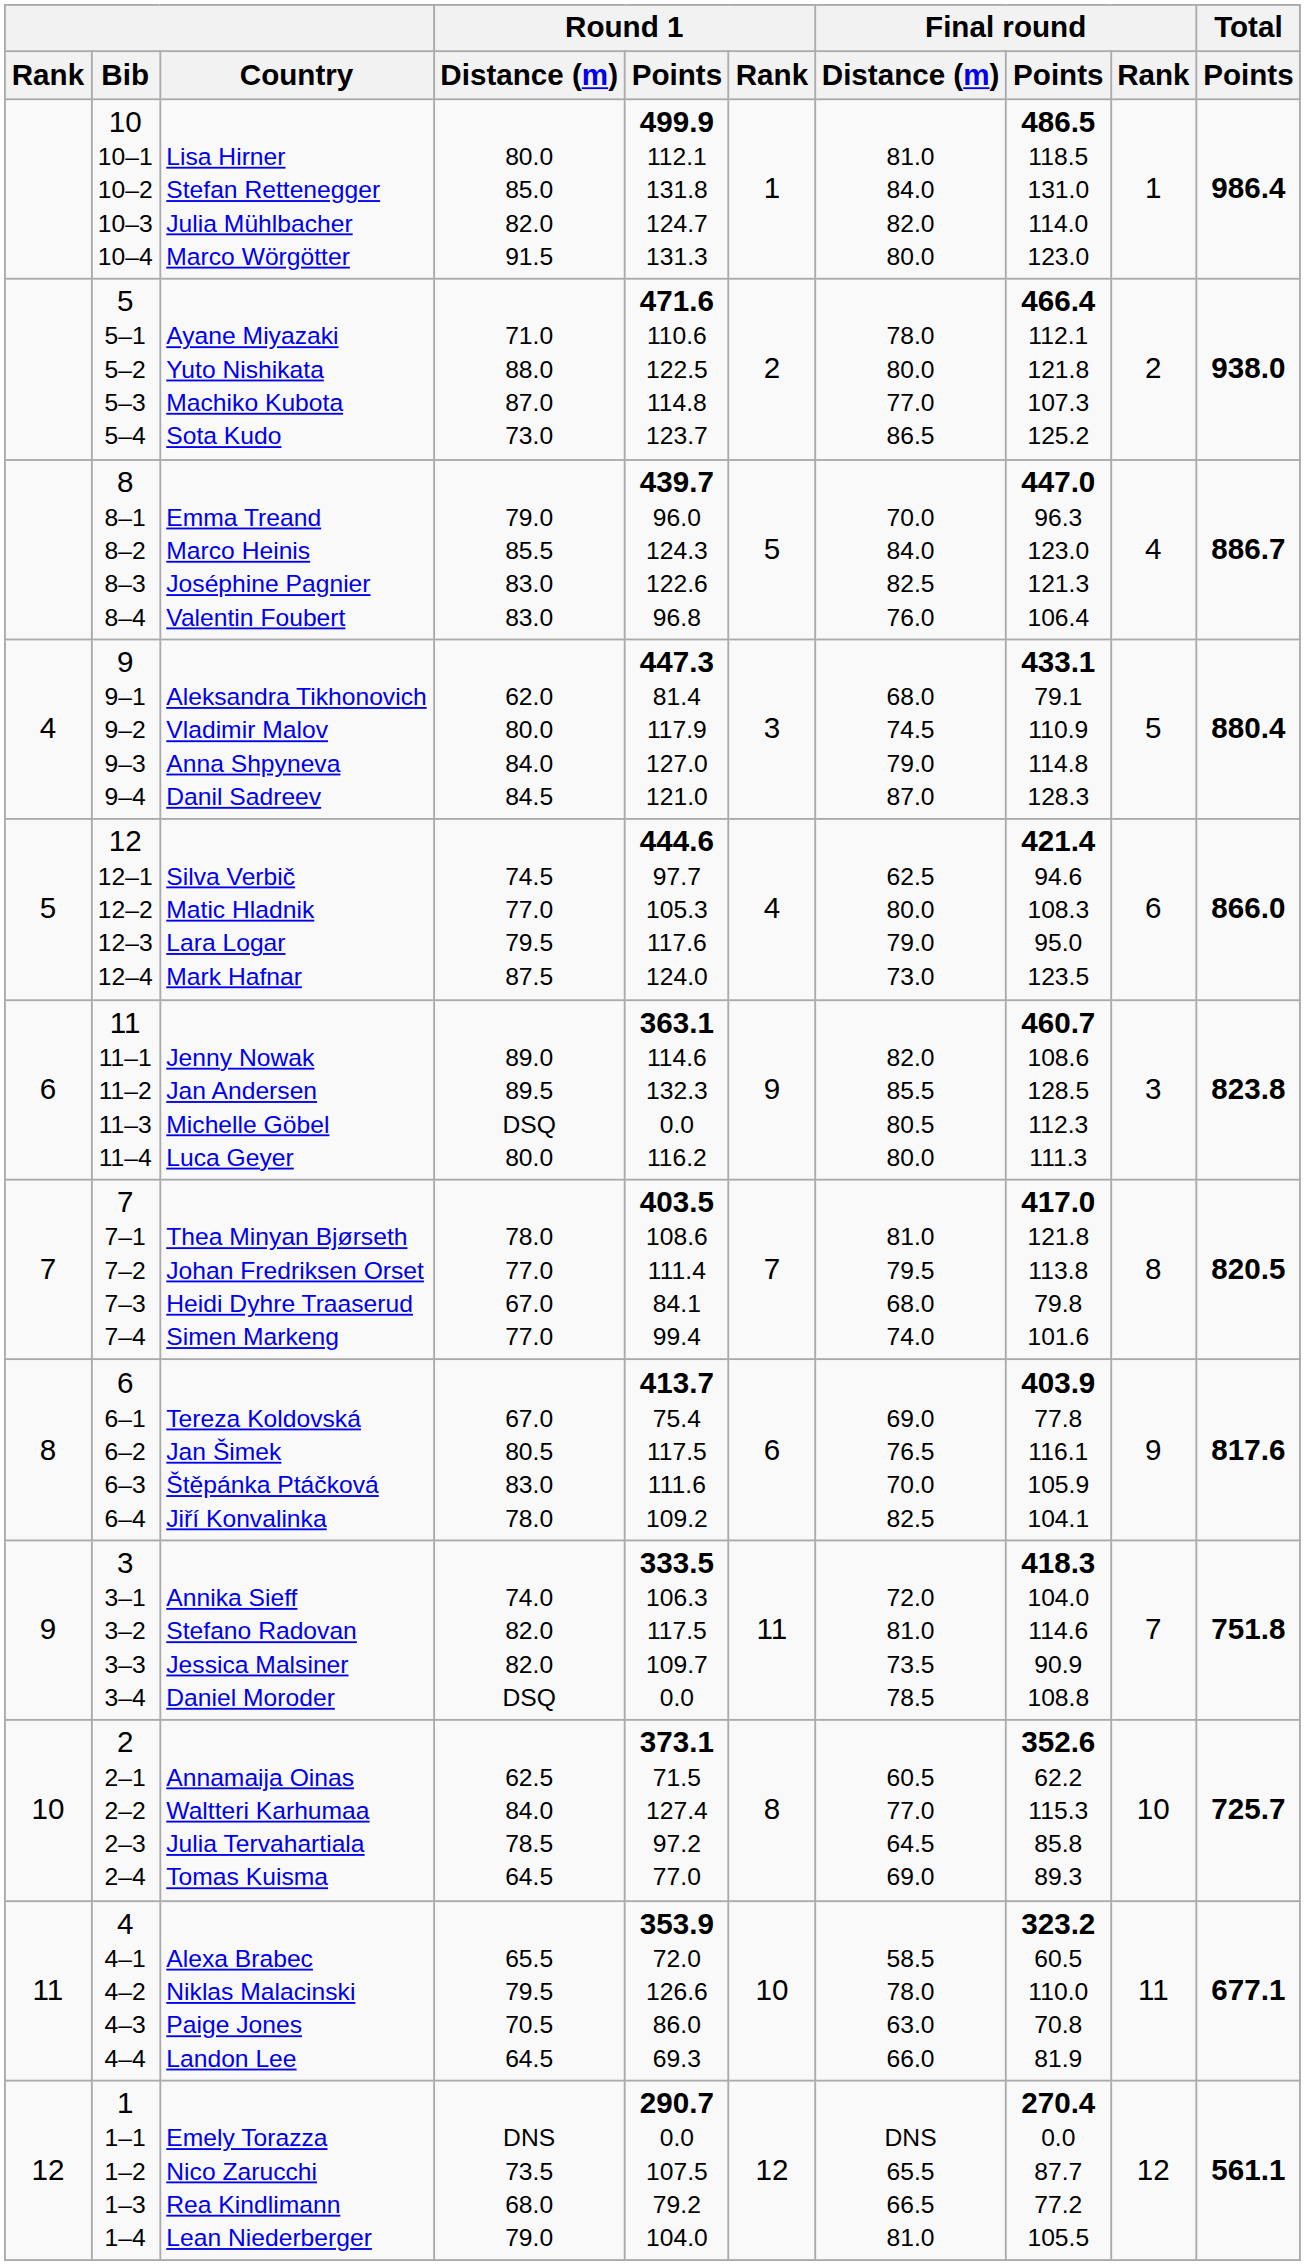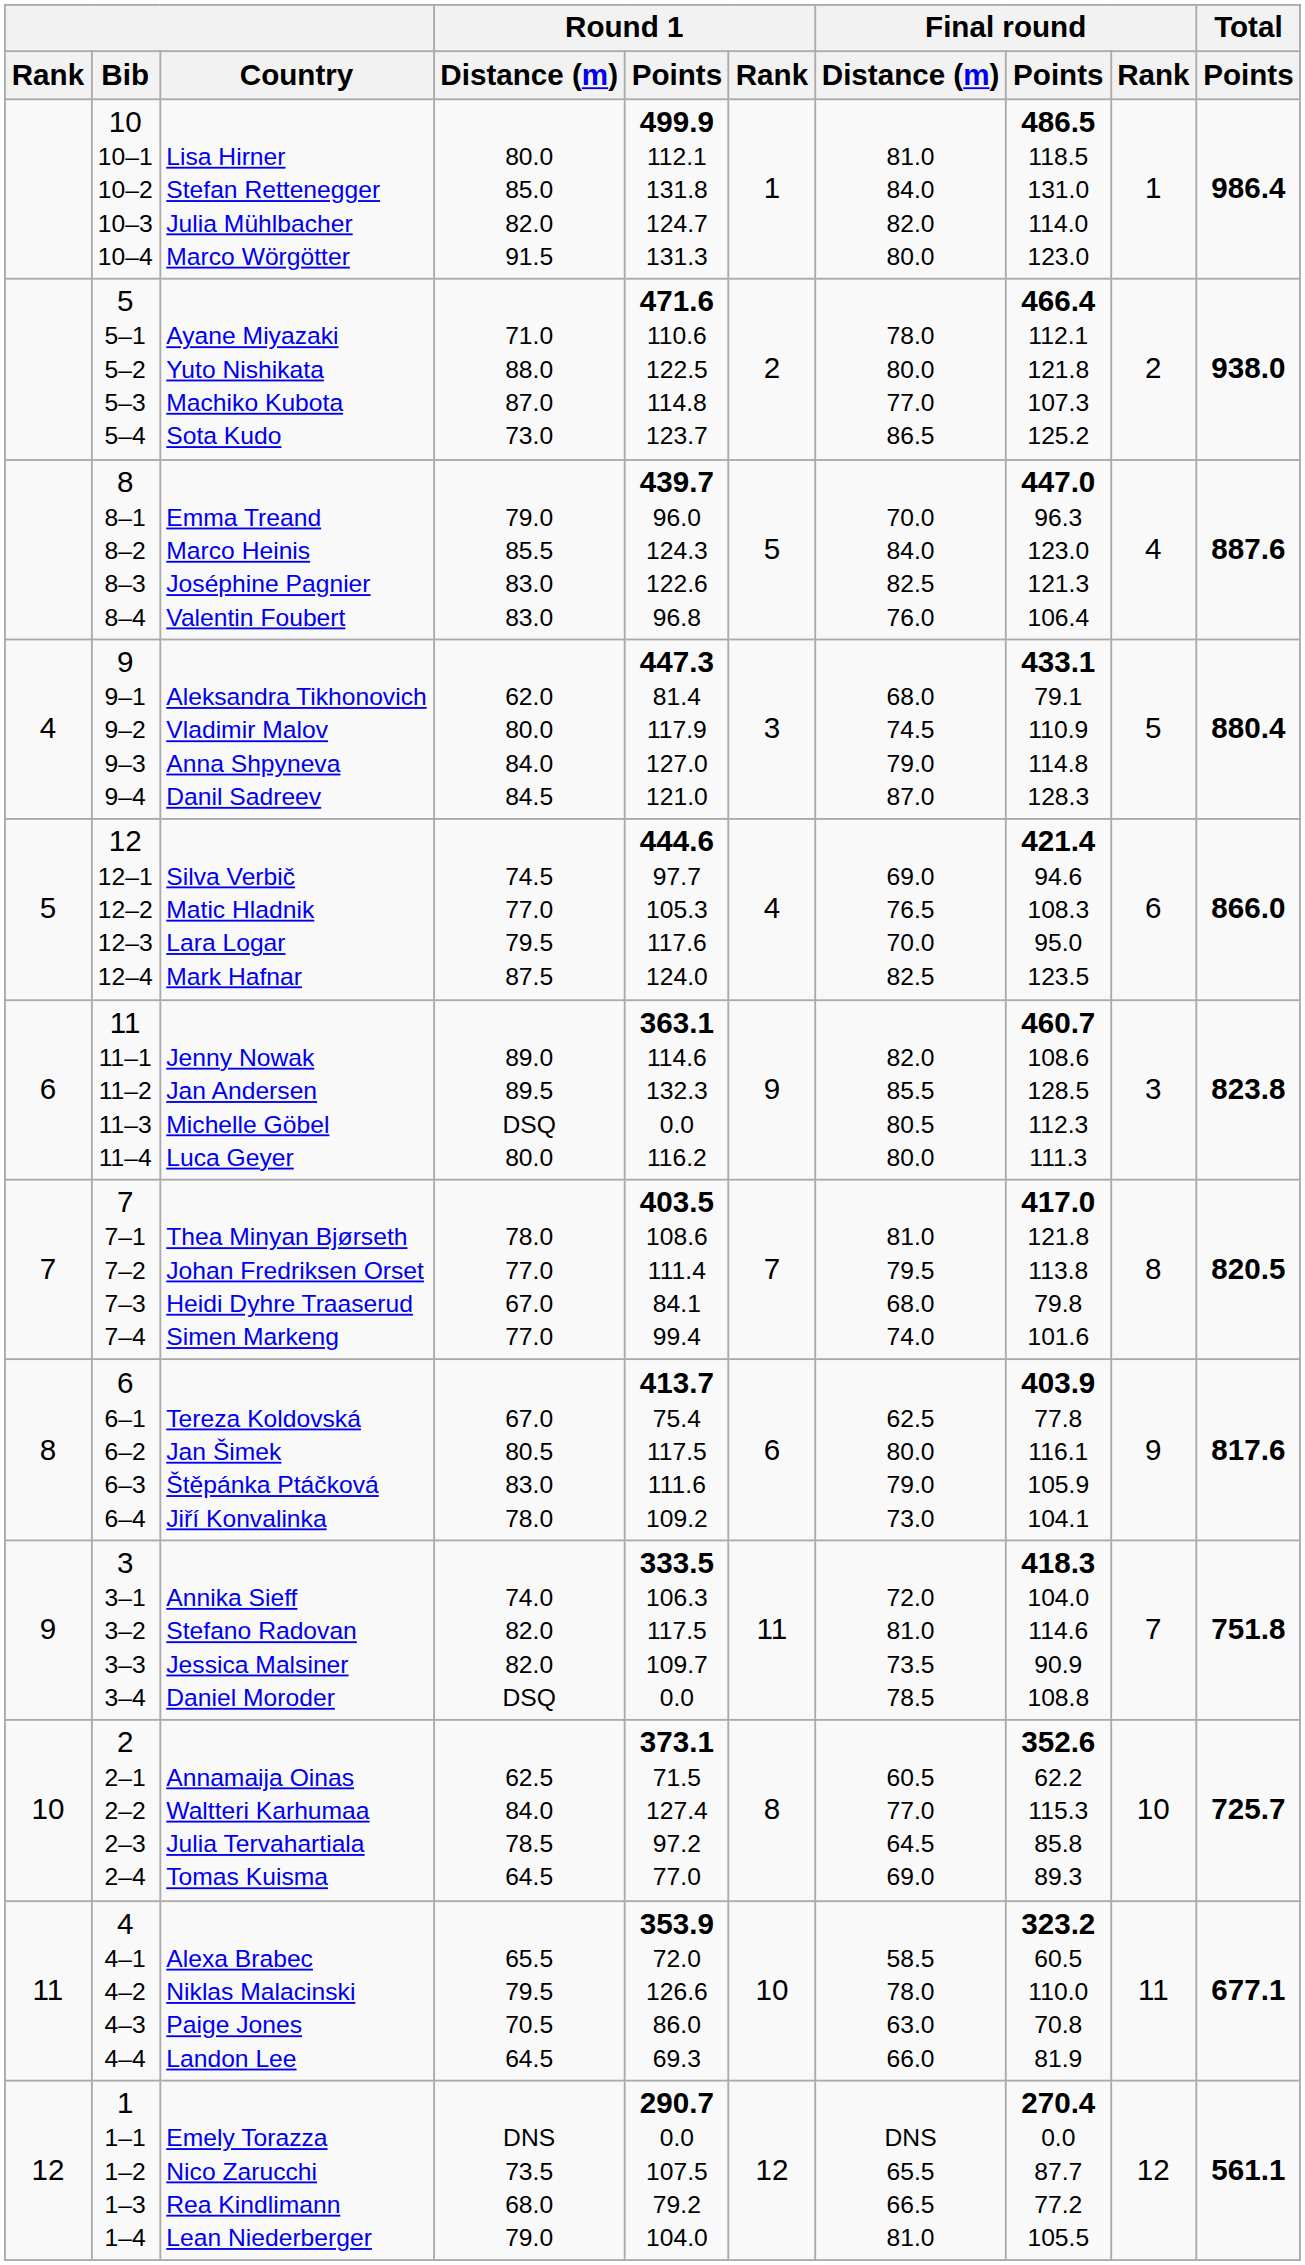(1248, 548) 886.7 -> (1248, 548) 887.6
(911, 927) 62.5 80.0 79.0 73.0 -> (911, 927) 69.0 76.5 70.0 82.5
(911, 1467) 69.0 76.5 70.0 82.5 -> (911, 1467) 62.5 80.0 79.0 73.0
